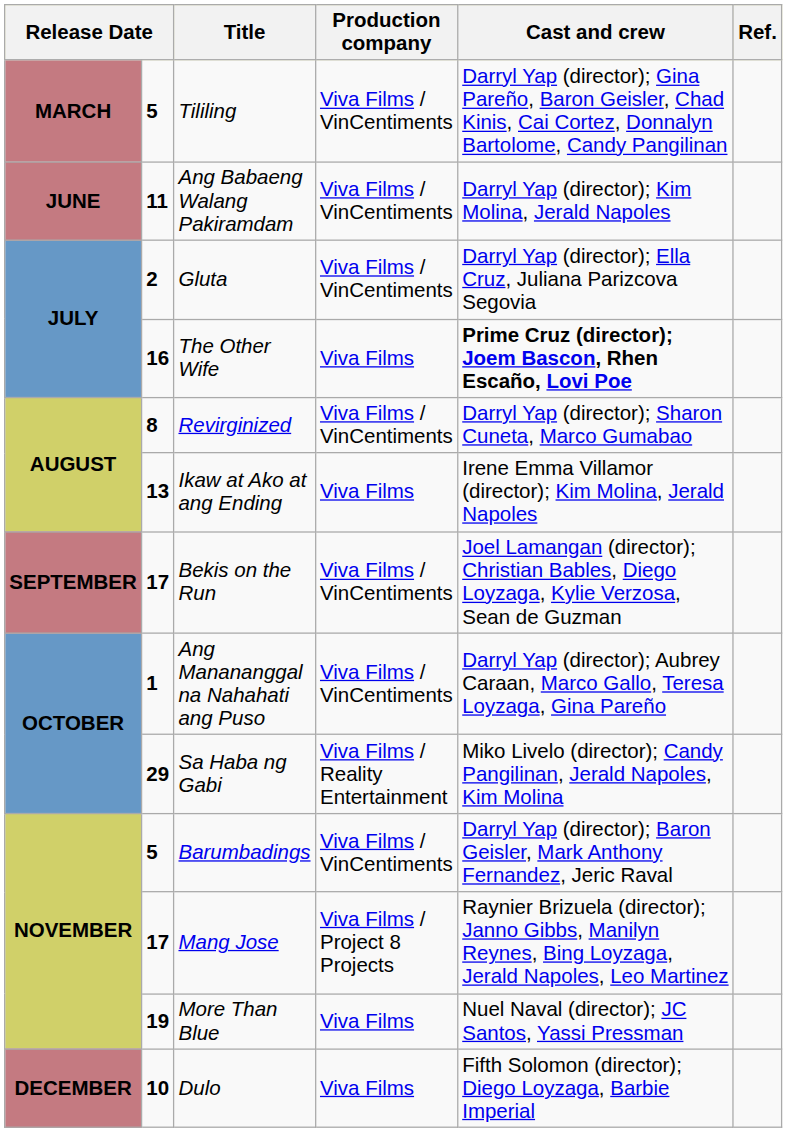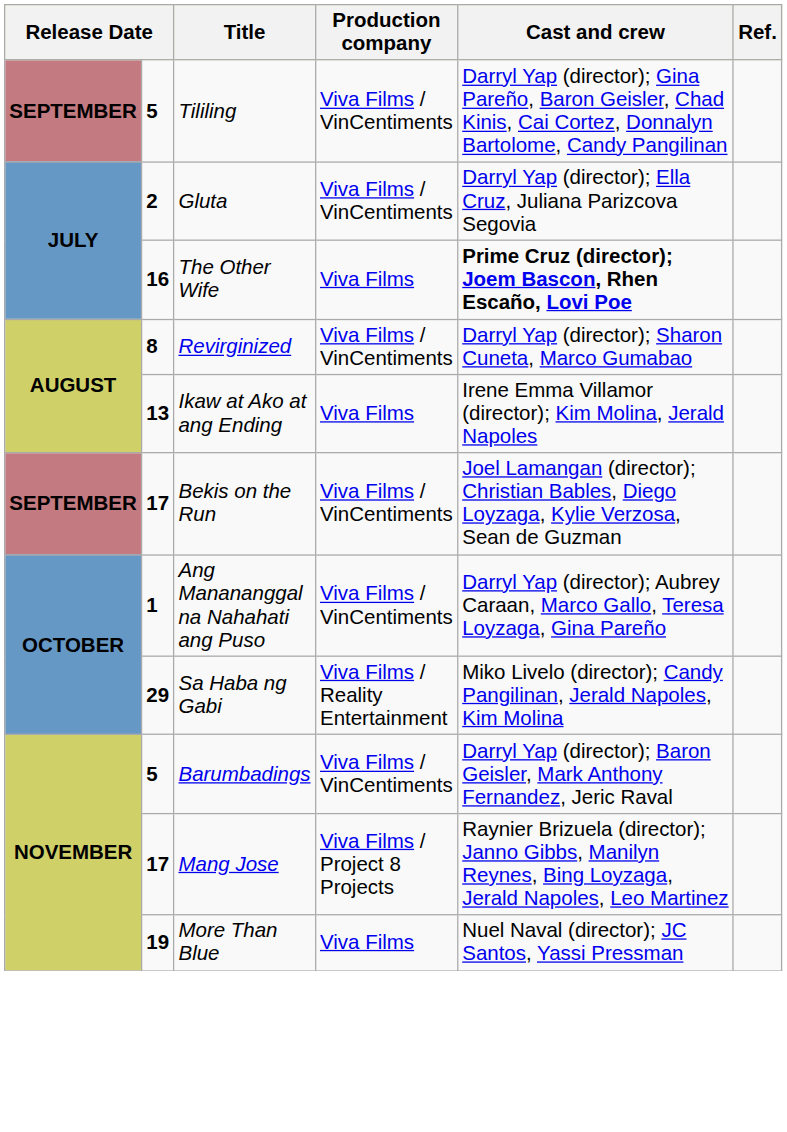(73, 110) MARCH -> (73, 110) SEPTEMBER
- row: (241, 200)
- row: (200, 1088)
